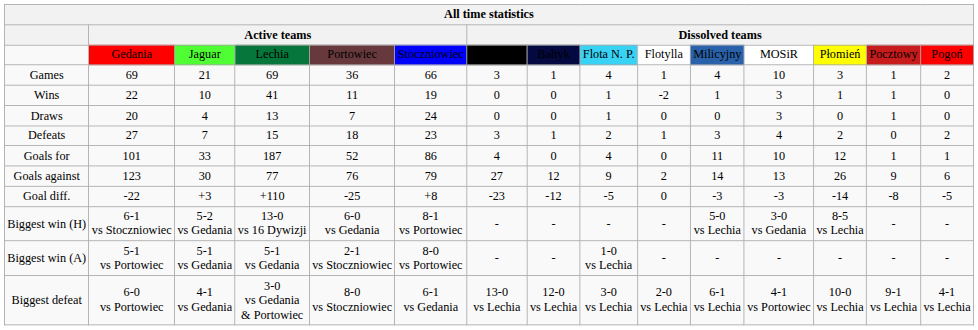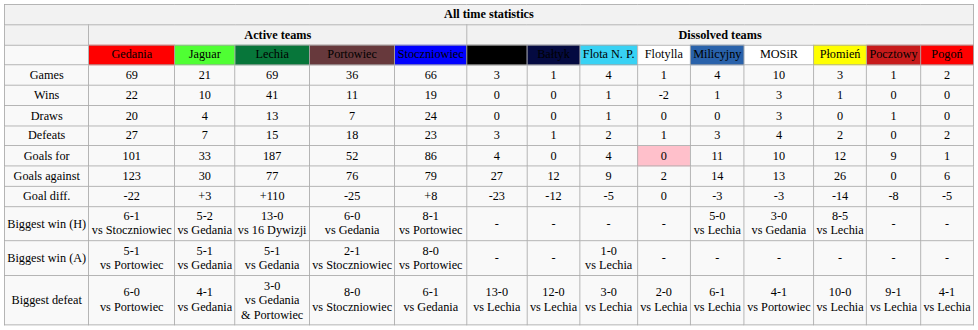(894, 95) 1 -> (894, 95) 0
(664, 156) no background -> (664, 156) pink background
(894, 156) 1 -> (894, 156) 9
(894, 176) 9 -> (894, 176) 0
